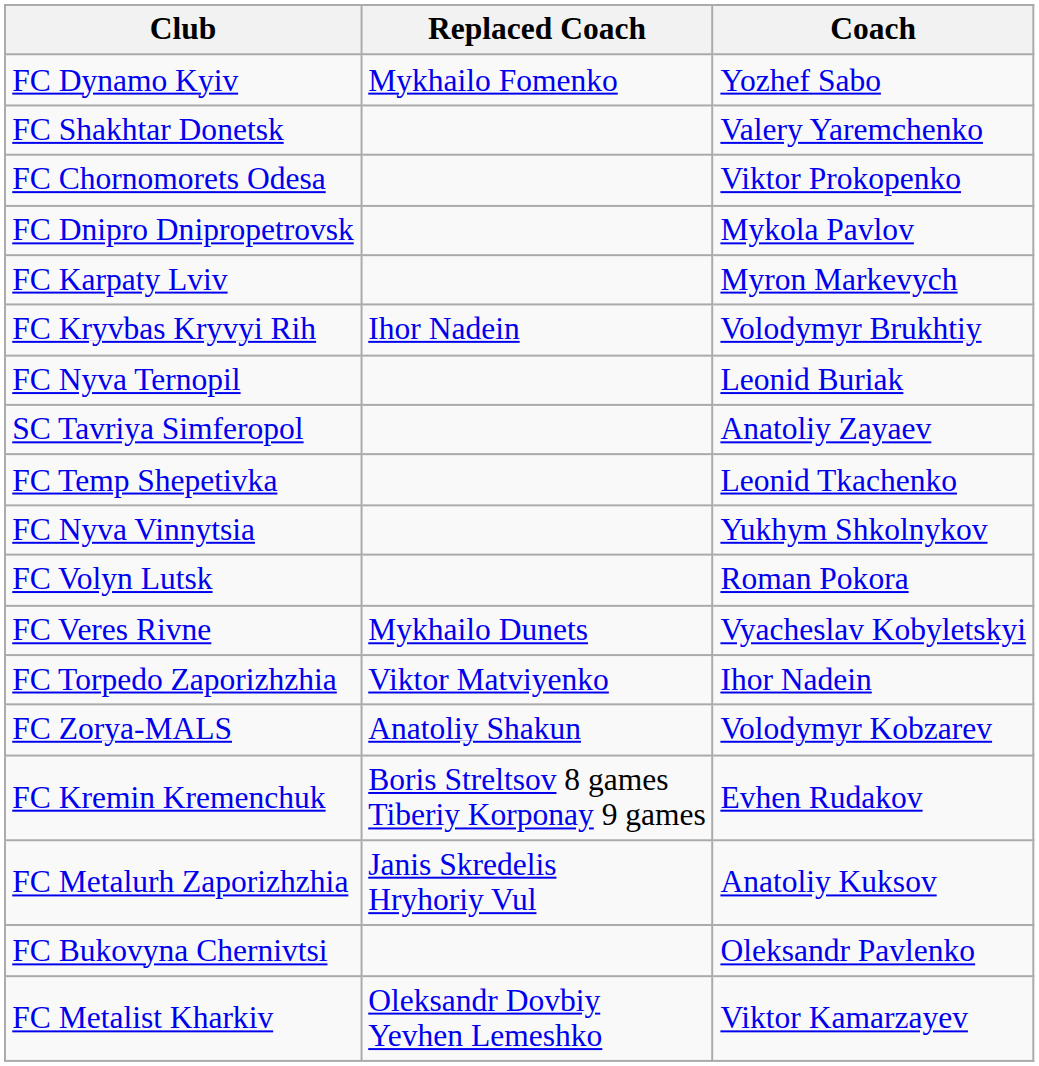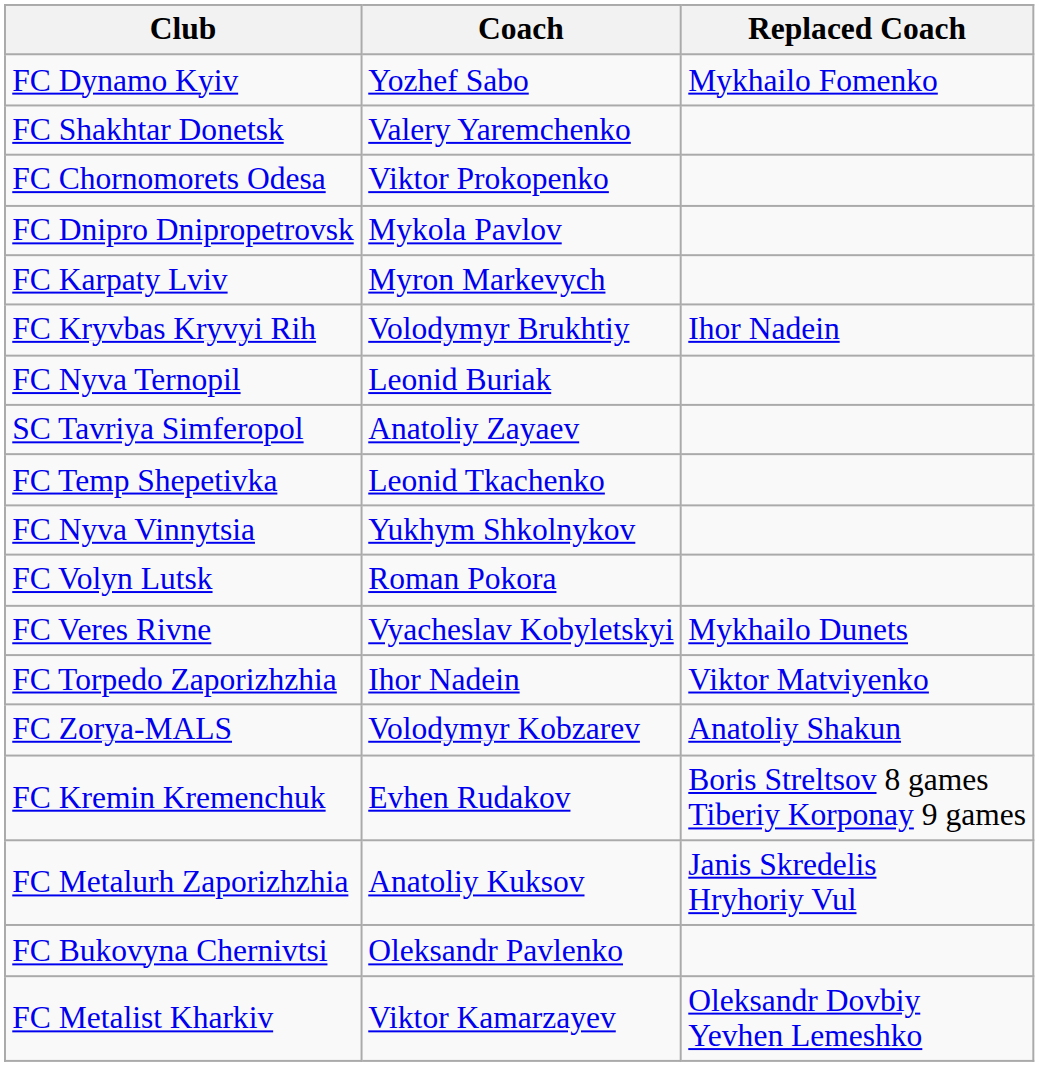columns swapped: (873, 29) <-> (537, 29)
